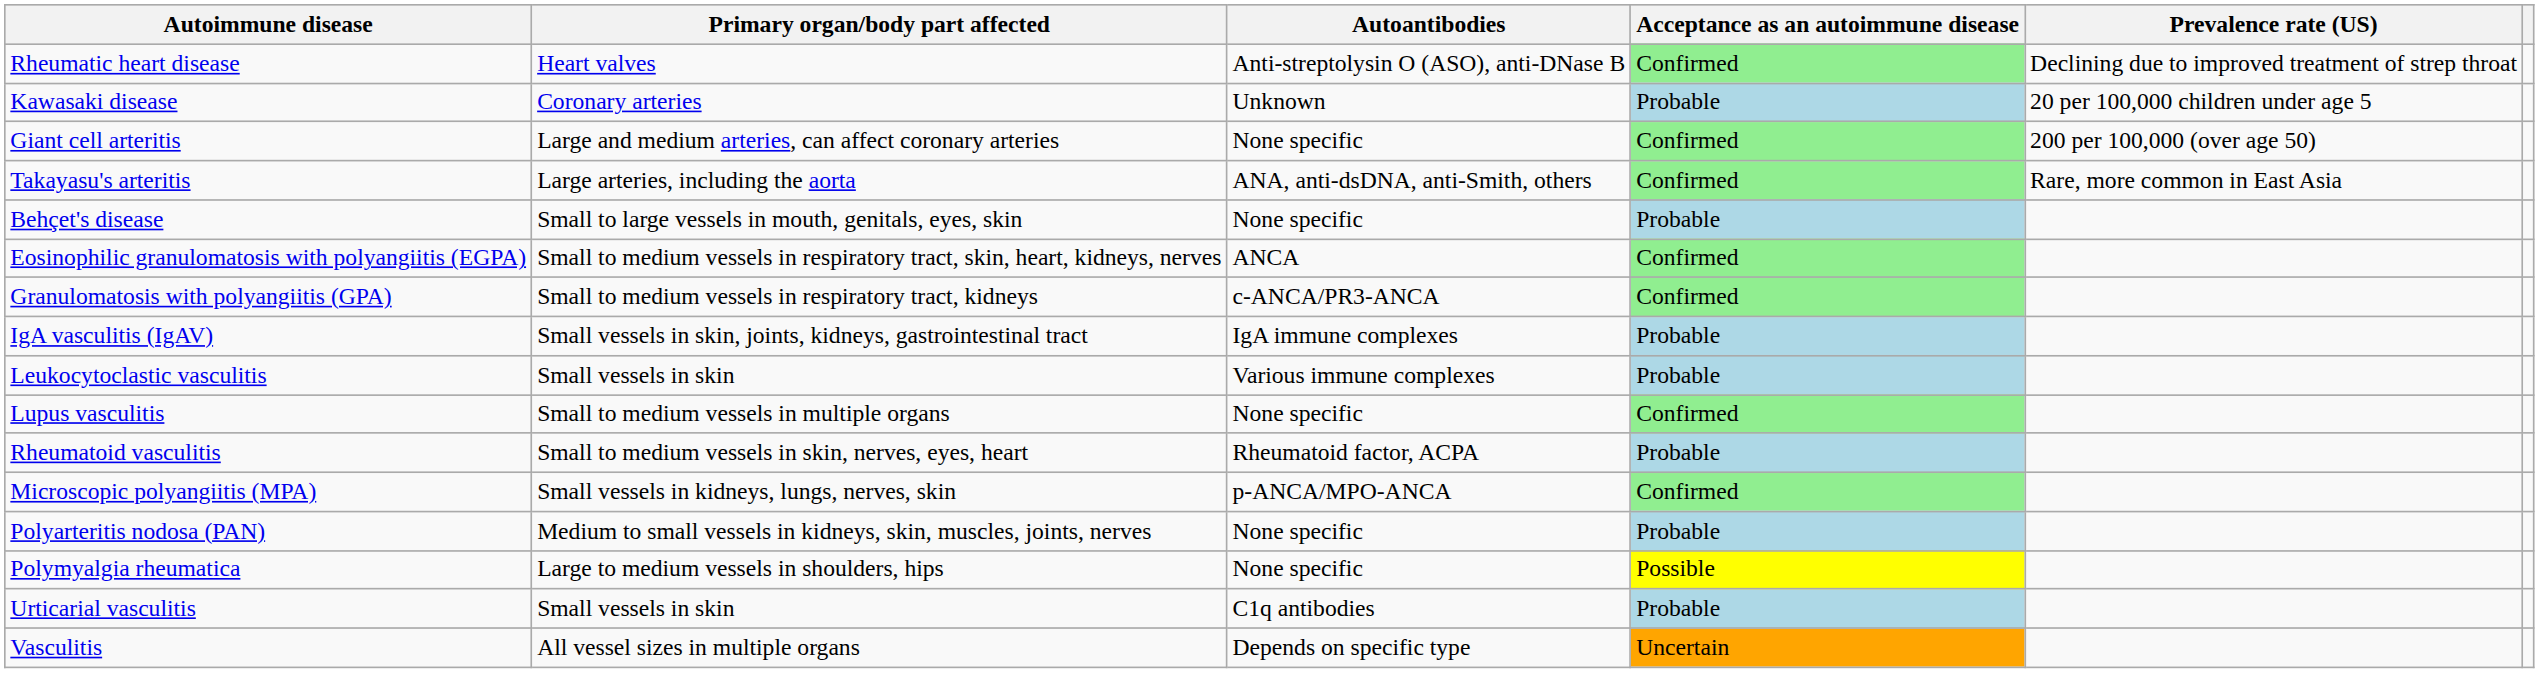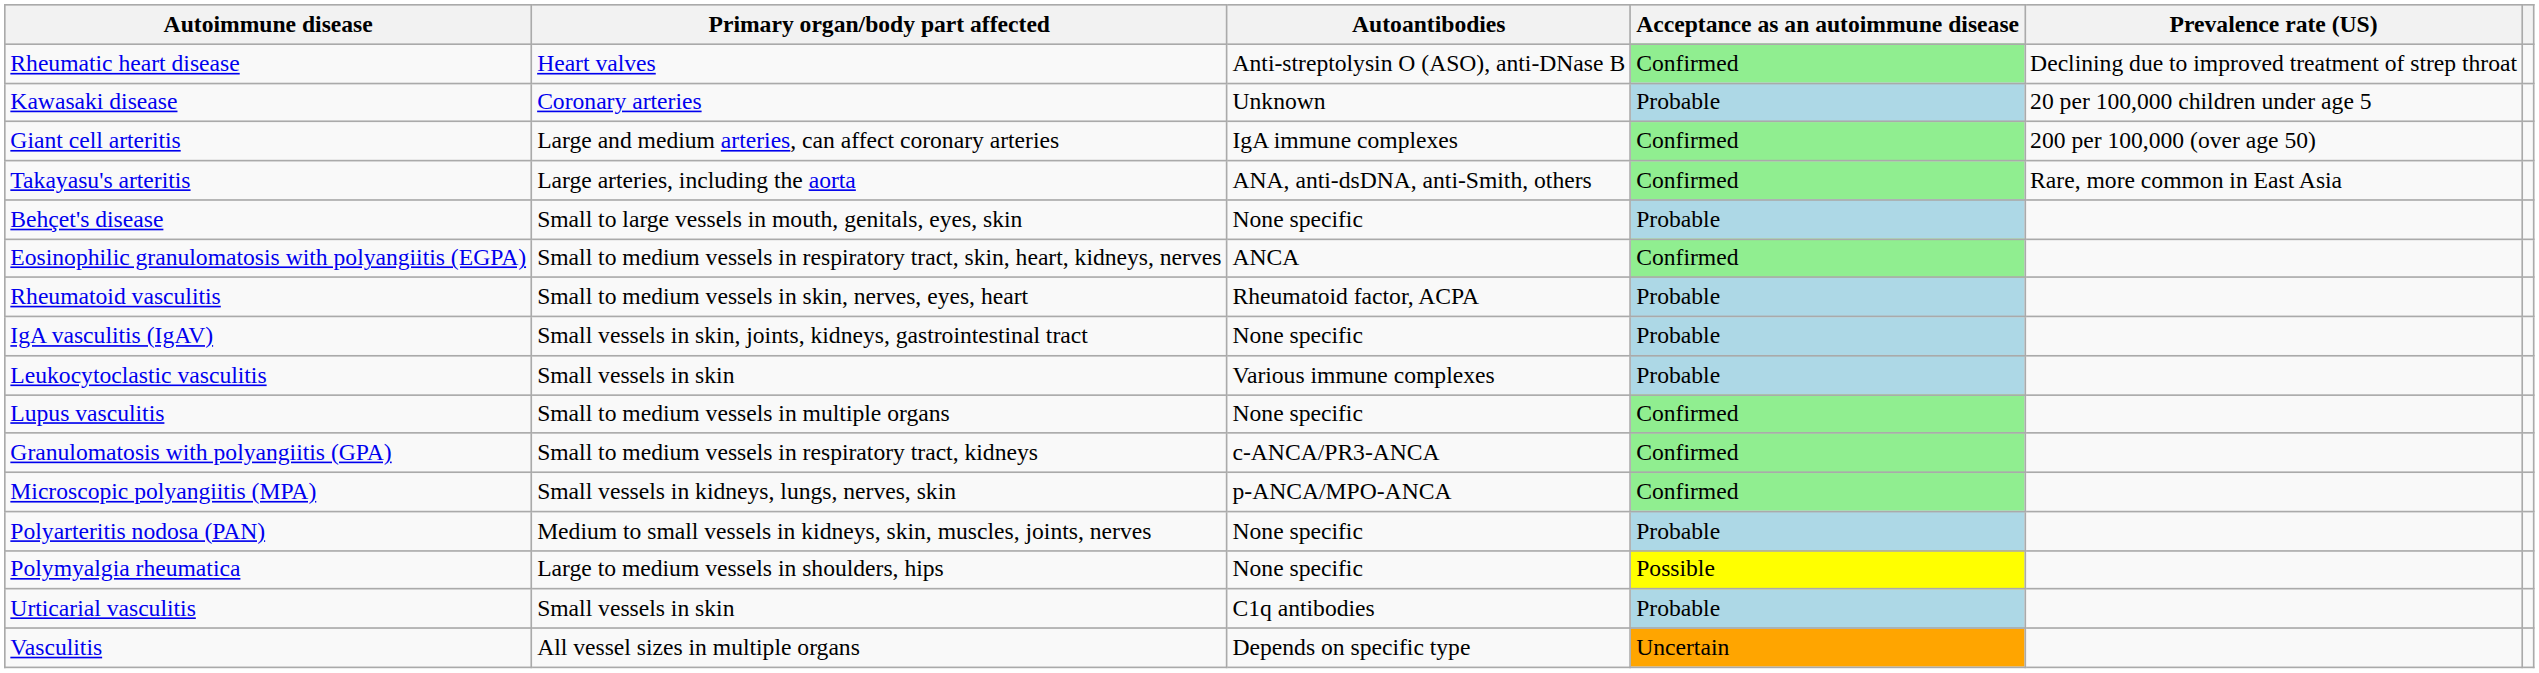(1298, 141) None specific -> (1345, 141) IgA immune complexes
rows swapped: (201, 297) <-> (116, 452)
(1345, 335) IgA immune complexes -> (1298, 335) None specific
